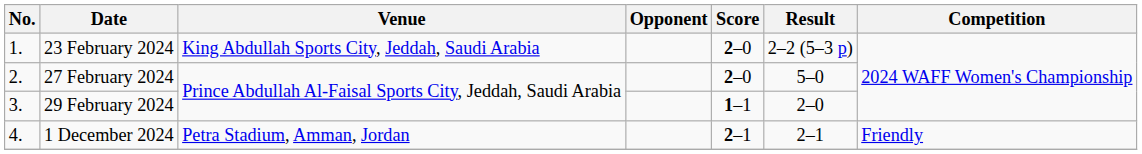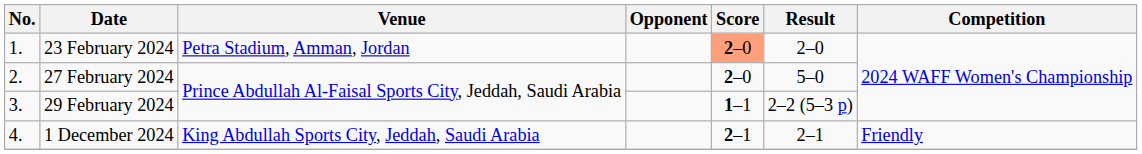(361, 47) King Abdullah Sports City, Jeddah, Saudi Arabia -> (296, 47) Petra Stadium, Amman, Jordan
(738, 47) no background -> (738, 47) lightsalmon background
(810, 47) 2–2 (5–3 p) -> (810, 47) 2–0
(810, 105) 2–0 -> (810, 105) 2–2 (5–3 p)
(296, 134) Petra Stadium, Amman, Jordan -> (361, 134) King Abdullah Sports City, Jeddah, Saudi Arabia
